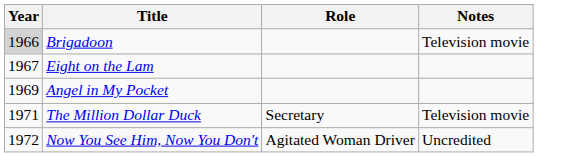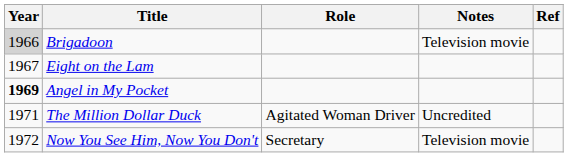+ column: (548, 16)
(24, 90) normal -> (24, 90) bold
(295, 115) Secretary -> (340, 115) Agitated Woman Driver
(476, 115) Television movie -> (457, 115) Uncredited
(340, 139) Agitated Woman Driver -> (295, 139) Secretary
(457, 139) Uncredited -> (476, 139) Television movie
